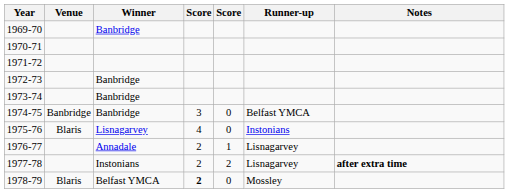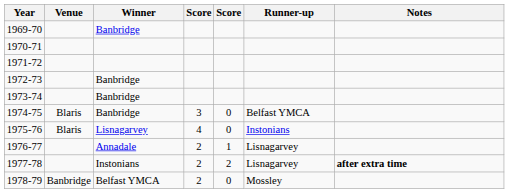(69, 113) Banbridge -> (69, 113) Blaris
(69, 180) Blaris -> (69, 180) Banbridge
(199, 180) bold -> (199, 180) normal
